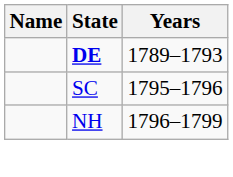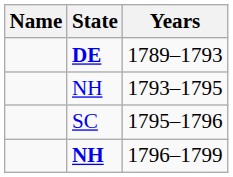+ row: (175, 88)
(87, 121) normal -> (88, 155) bold
